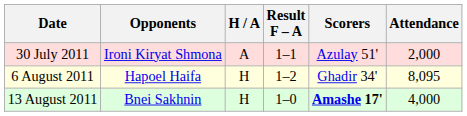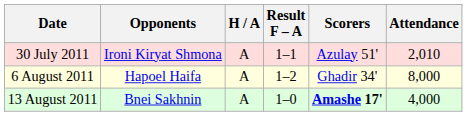(424, 54) 2,000 -> (424, 54) 2,010
(244, 76) H -> (244, 76) A
(424, 76) 8,095 -> (424, 76) 8,000
(244, 99) H -> (244, 99) A
